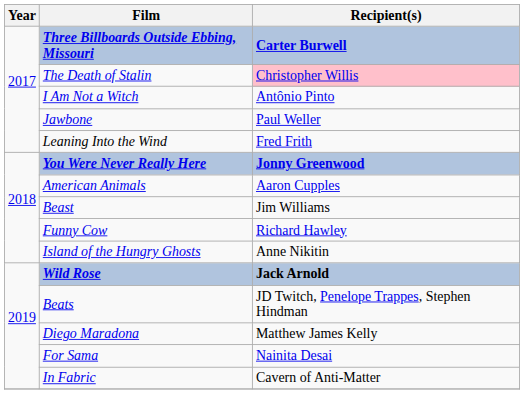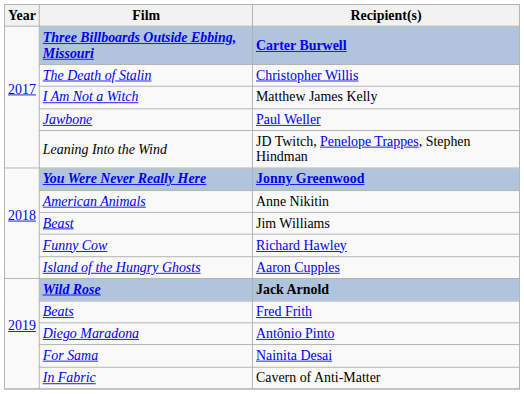(307, 75) pink background -> (307, 75) no background
(295, 97) Antônio Pinto -> (317, 97) Matthew James Kelly
(284, 141) Fred Frith -> (363, 149) JD Twitch, Penelope Trappes, Stephen Hindman
(298, 185) Aaron Cupples -> (293, 201) Anne Nikitin
(293, 251) Anne Nikitin -> (298, 267) Aaron Cupples
(363, 303) JD Twitch, Penelope Trappes, Stephen Hindman -> (284, 311) Fred Frith
(317, 333) Matthew James Kelly -> (295, 333) Antônio Pinto
